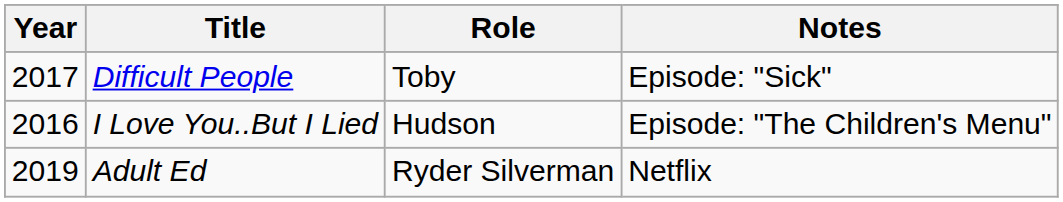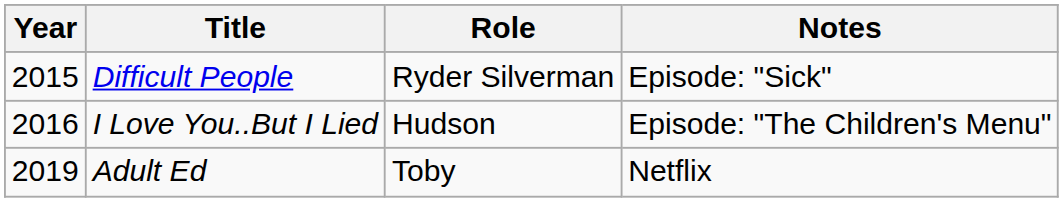(45, 76) 2017 -> (45, 76) 2015
(424, 76) Toby -> (503, 76) Ryder Silverman
(503, 171) Ryder Silverman -> (424, 171) Toby
